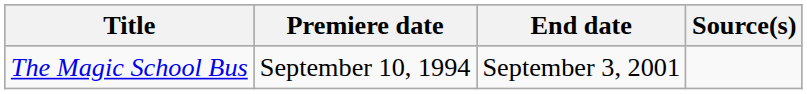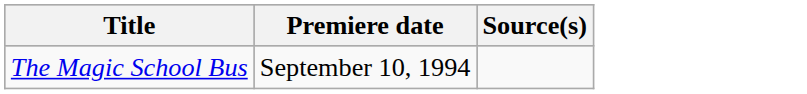- column: (581, 25)
